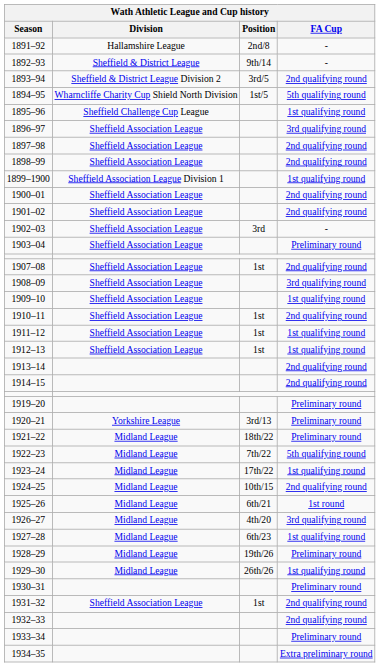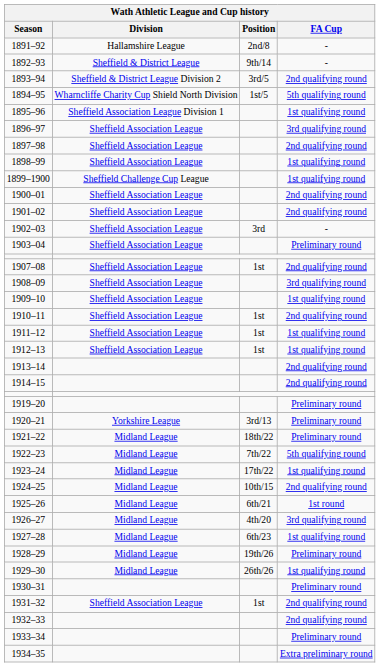(146, 112) Sheffield Challenge Cup League -> (146, 112) Sheffield Association League Division 1
(326, 162) 2nd qualifying round -> (326, 162) 1st qualifying round
(146, 179) Sheffield Association League Division 1 -> (146, 179) Sheffield Challenge Cup League
